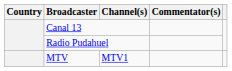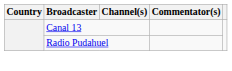- row: (57, 58)
